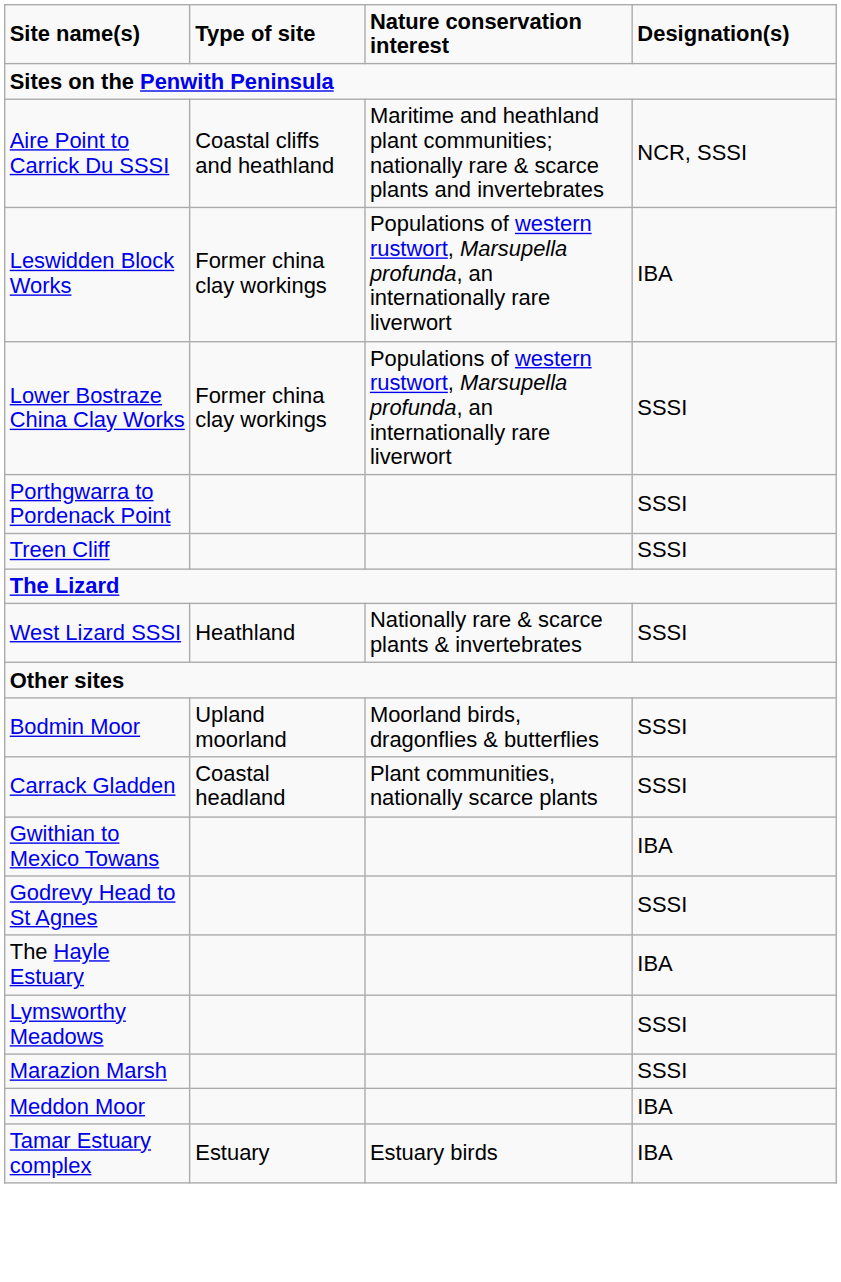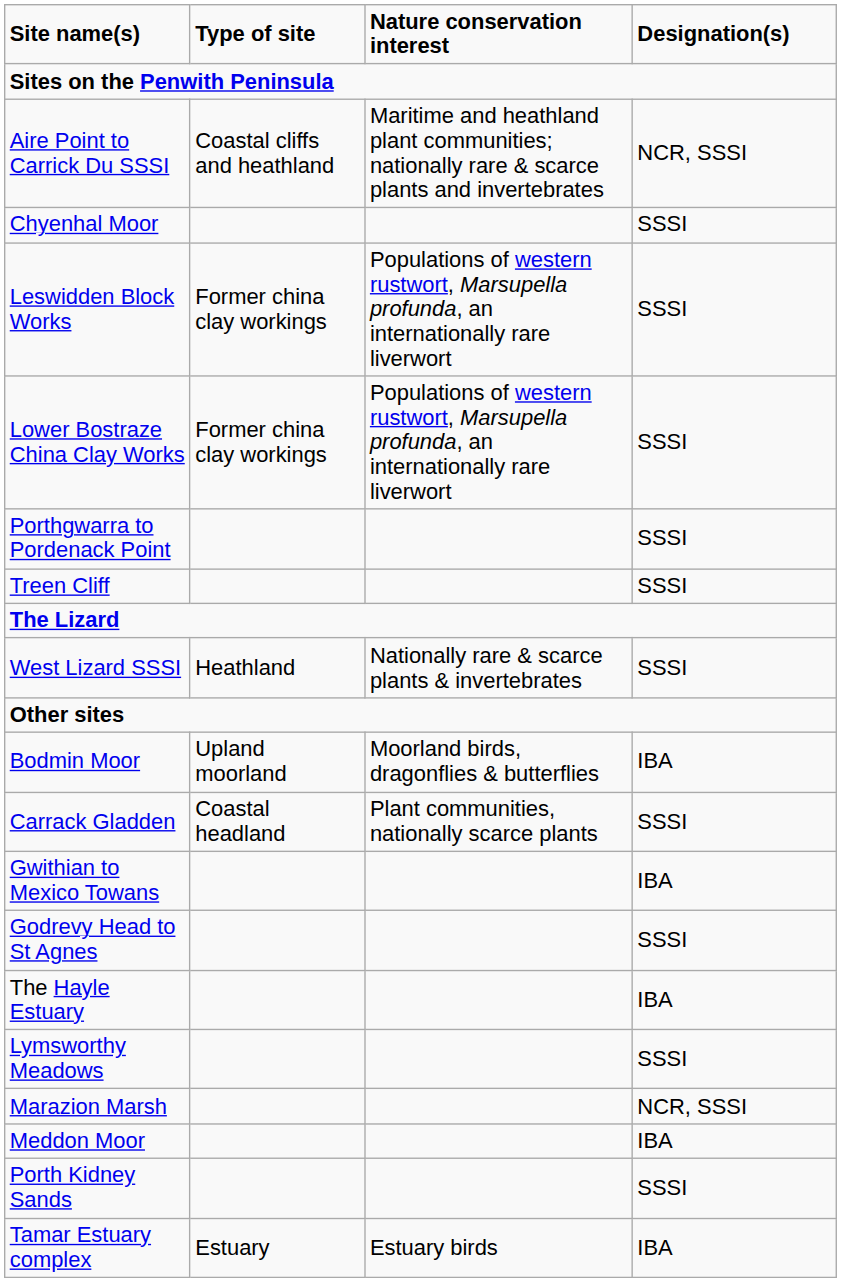+ row: (84, 224)
(655, 274) IBA -> (662, 308) SSSI
(662, 727) SSSI -> (655, 761) IBA
(662, 1071) SSSI -> (692, 1106) NCR, SSSI
+ row: (72, 1187)
